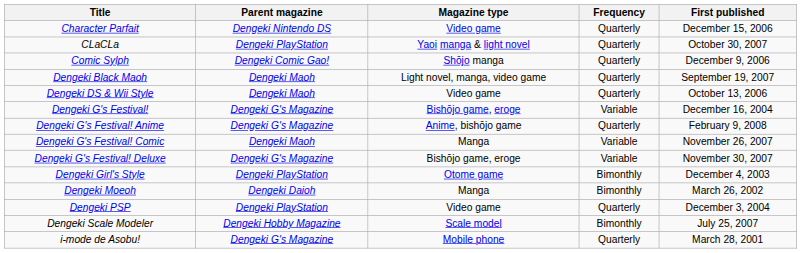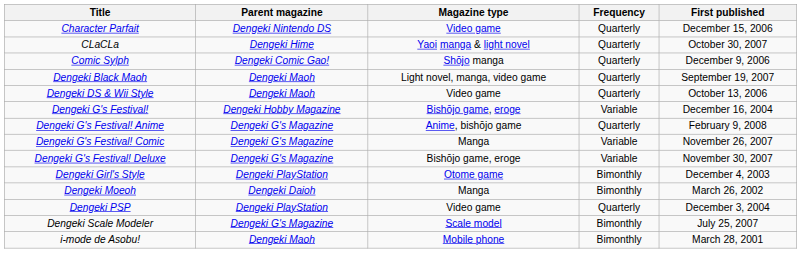(282, 45) Dengeki PlayStation -> (282, 45) Dengeki Hime
(282, 110) Dengeki G's Magazine -> (282, 110) Dengeki Hobby Magazine
(282, 142) Dengeki Maoh -> (282, 142) Dengeki G's Magazine
(282, 223) Dengeki Hobby Magazine -> (282, 223) Dengeki G's Magazine
(282, 239) Dengeki G's Magazine -> (282, 239) Dengeki Maoh
(619, 239) Quarterly -> (619, 239) Bimonthly
